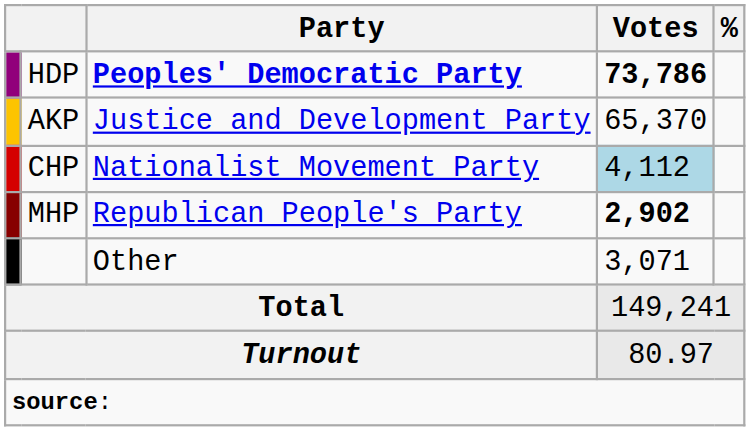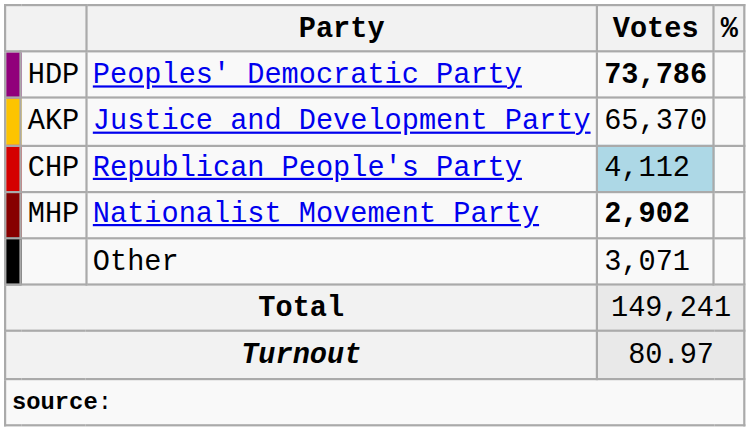(307, 75) bold -> (307, 75) normal
(316, 168) Nationalist Movement Party -> (307, 168) Republican People's Party
(307, 215) Republican People's Party -> (316, 215) Nationalist Movement Party
